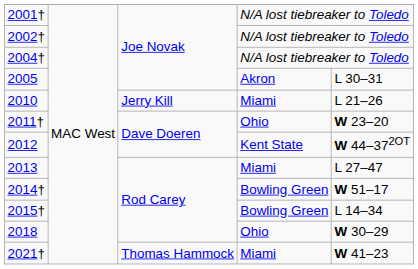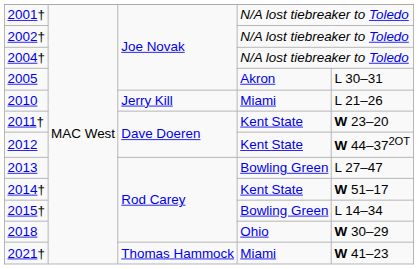(254, 121) Ohio -> (272, 121) Kent State
(258, 167) Miami -> (284, 167) Bowling Green
(284, 189) Bowling Green -> (272, 189) Kent State
